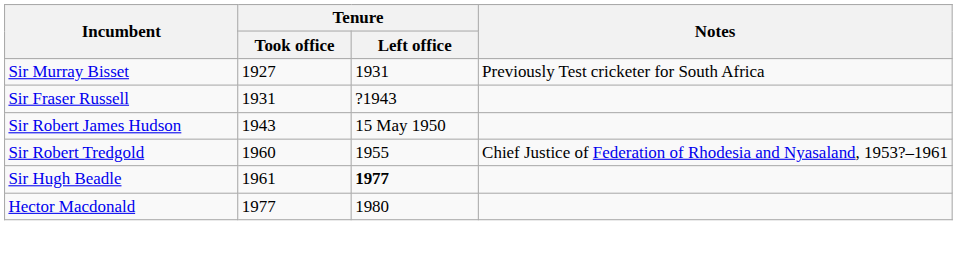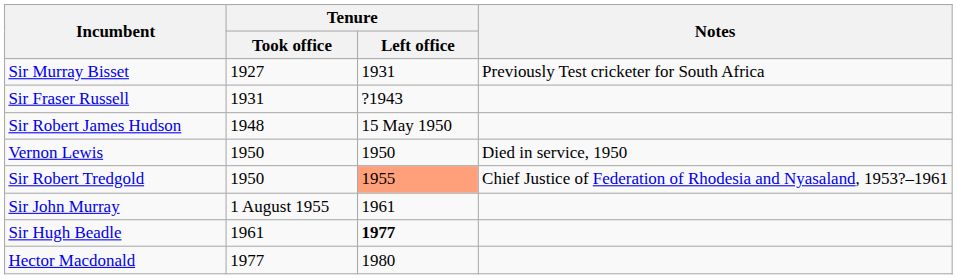(259, 125) 1943 -> (247, 125) 1948
+ row: (56, 152)
(259, 152) 1960 -> (247, 179) 1950
(372, 152) no background -> (378, 179) lightsalmon background
+ row: (64, 206)
